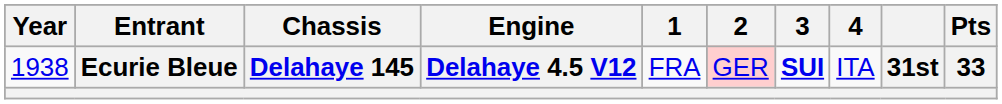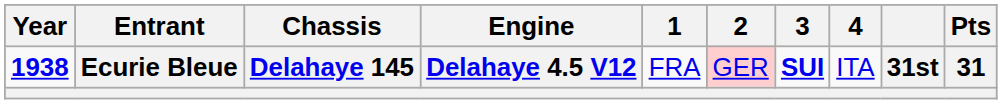(40, 67) normal -> (40, 67) bold
(971, 67) 33 -> (971, 67) 31
